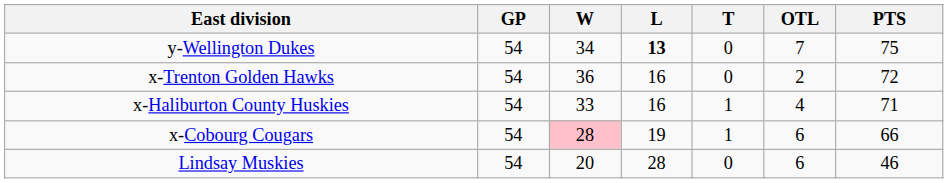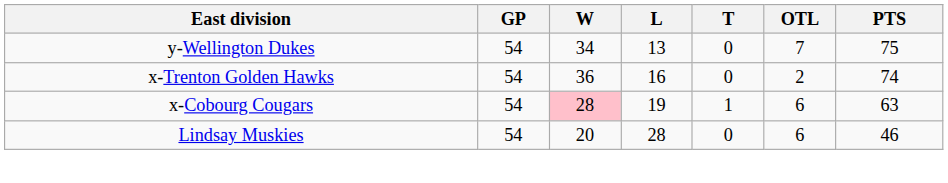(657, 47) bold -> (657, 47) normal
(889, 76) 72 -> (889, 76) 74
- row: (241, 105)
(889, 134) 66 -> (889, 105) 63
